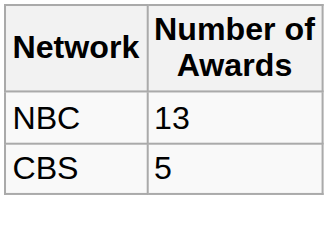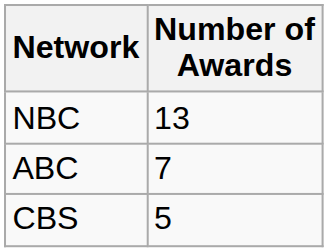+ row: (45, 168)
